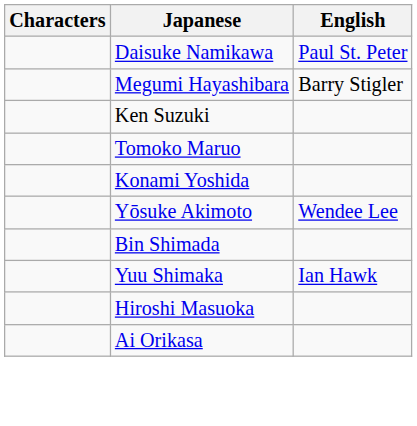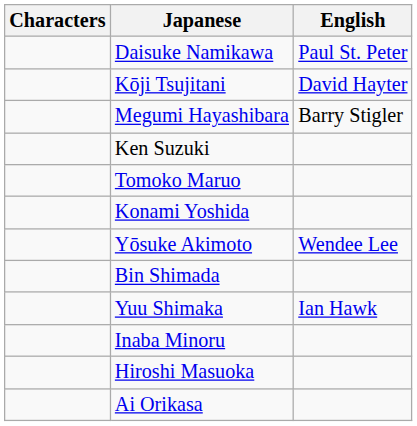+ row: (170, 84)
+ row: (170, 340)
